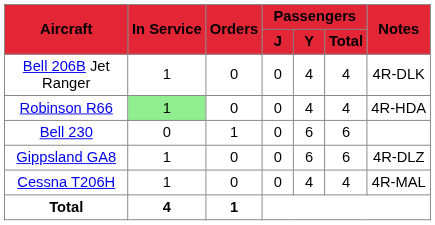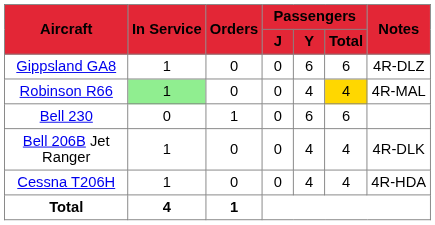rows swapped: (66, 74) <-> (66, 157)
(346, 108) no background -> (346, 91) gold background
(399, 108) 4R-HDA -> (399, 91) 4R-MAL
(399, 182) 4R-MAL -> (399, 182) 4R-HDA
